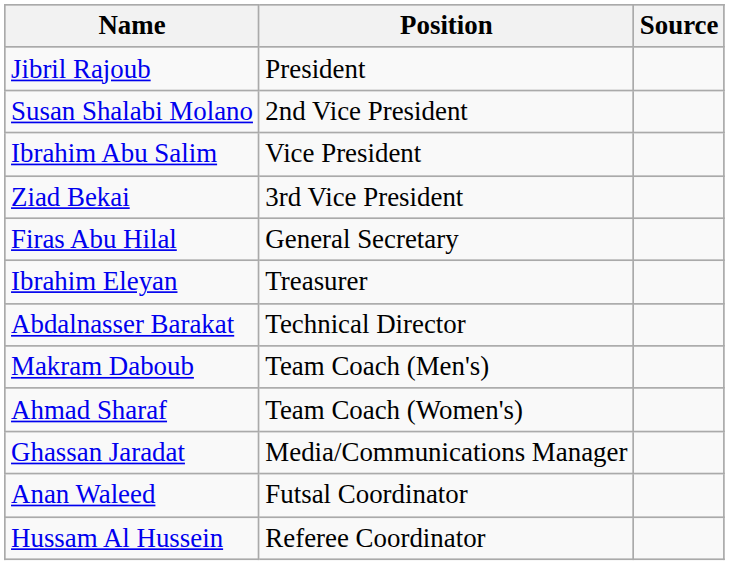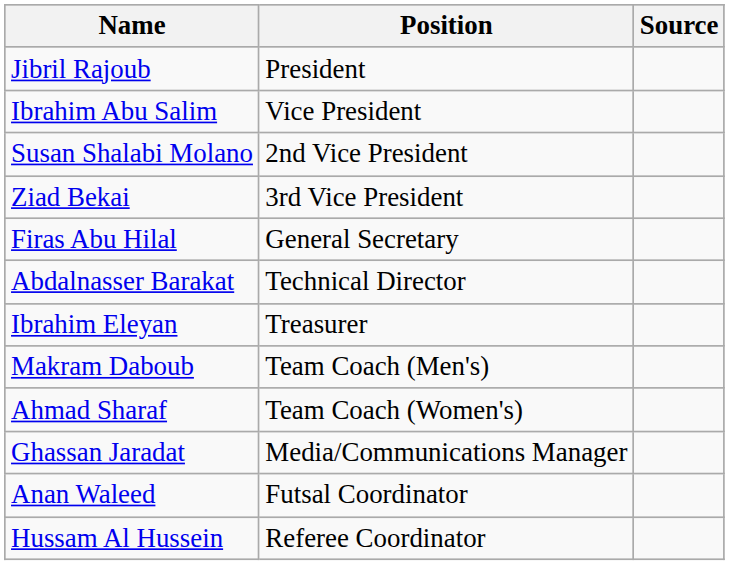rows swapped: (114, 153) <-> (132, 111)
rows swapped: (94, 281) <-> (123, 324)
